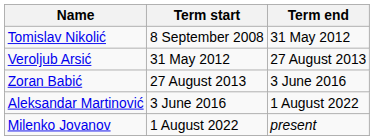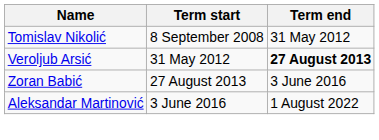(318, 59) normal -> (321, 59) bold
- row: (59, 125)
